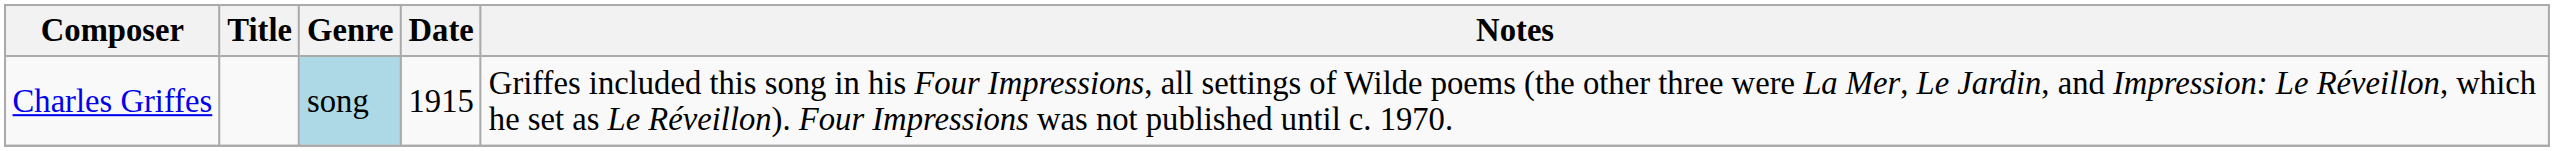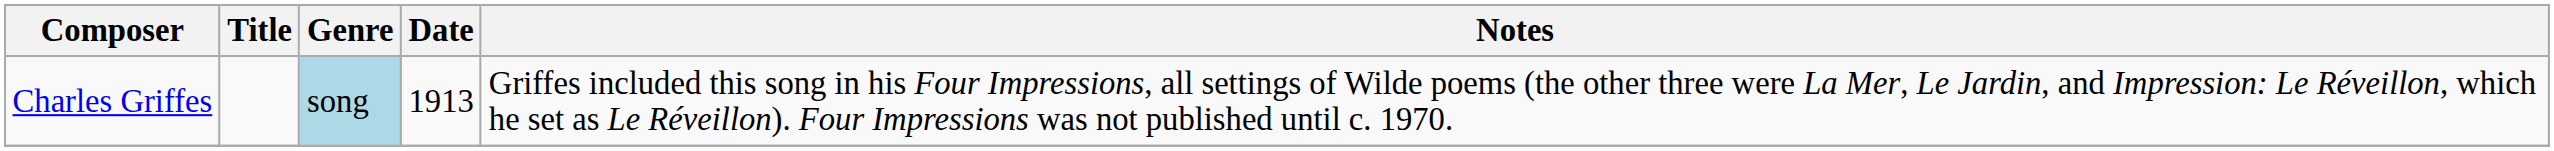(441, 100) 1915 -> (441, 100) 1913
